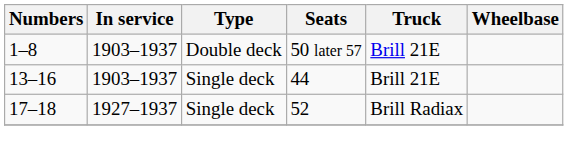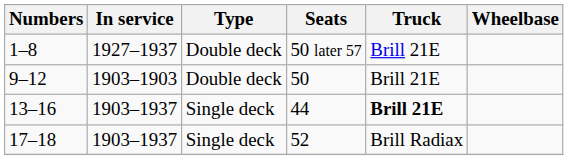(135, 49) 1903–1937 -> (135, 49) 1927–1937
+ row: (28, 79)
(405, 79) normal -> (407, 109) bold
(135, 109) 1927–1937 -> (135, 139) 1903–1937
